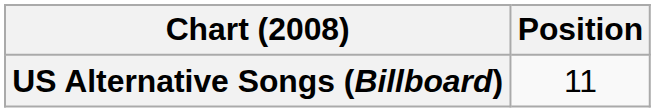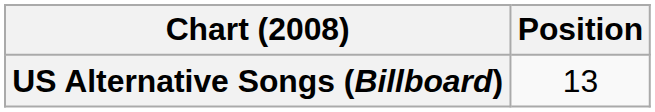(580, 80) 11 -> (580, 80) 13
